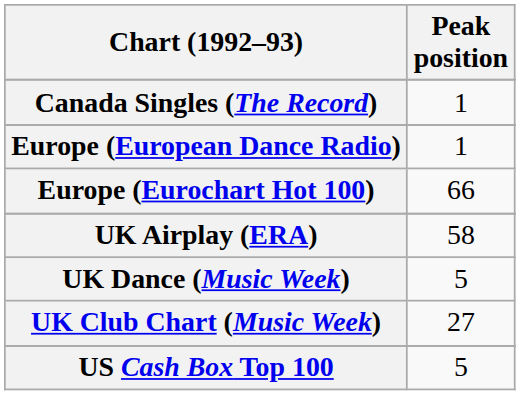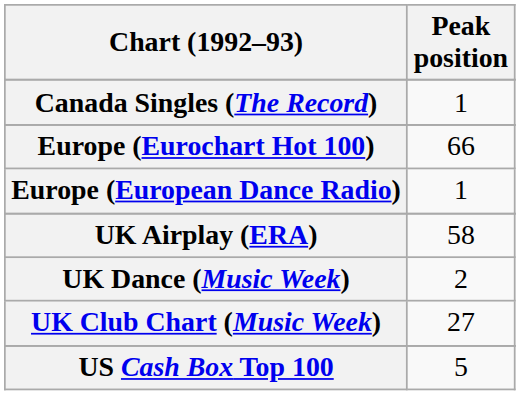rows swapped: (206, 190) <-> (206, 146)
(461, 278) 5 -> (461, 278) 2
